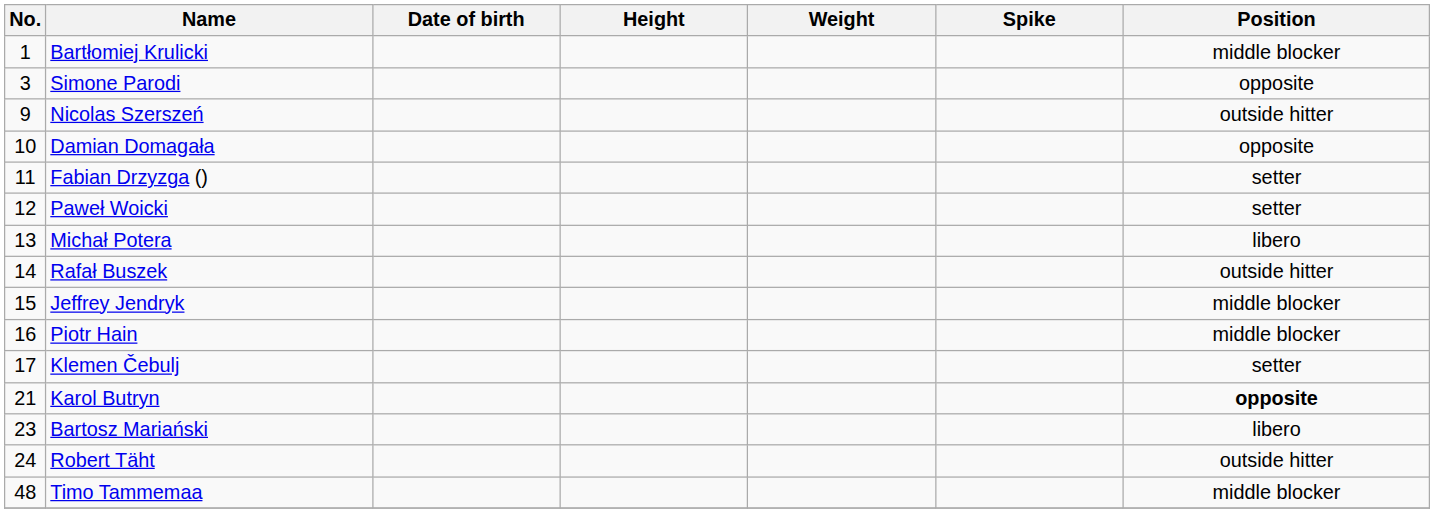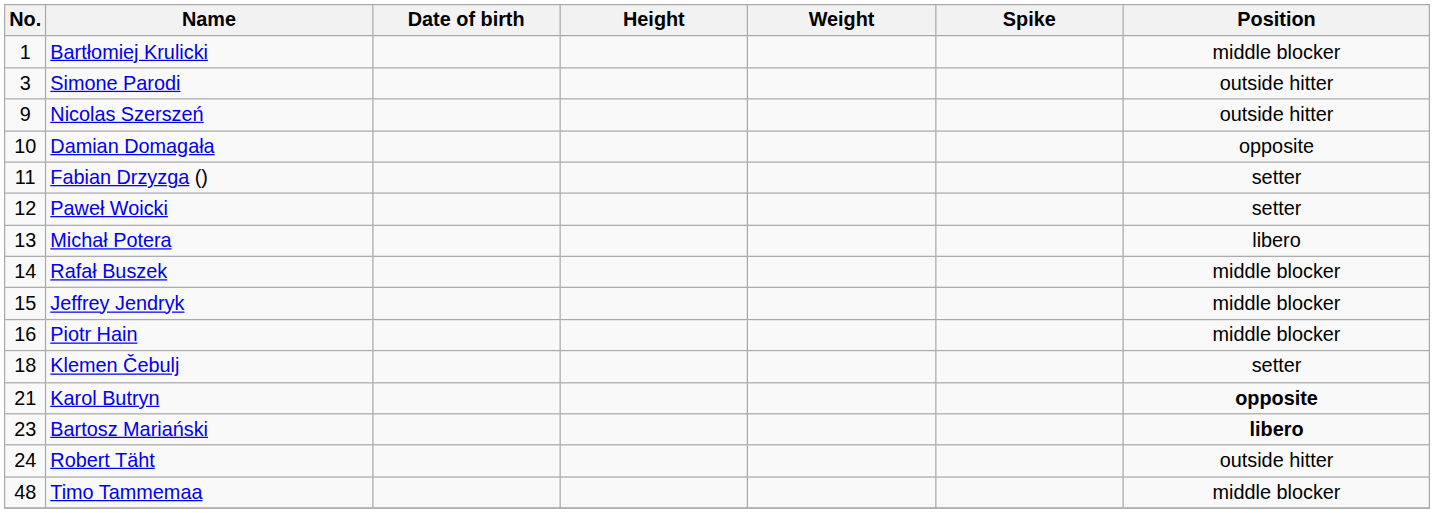(1277, 83) opposite -> (1277, 83) outside hitter
(1277, 271) outside hitter -> (1277, 271) middle blocker
(25, 366) 17 -> (25, 366) 18
(1277, 429) normal -> (1277, 429) bold
